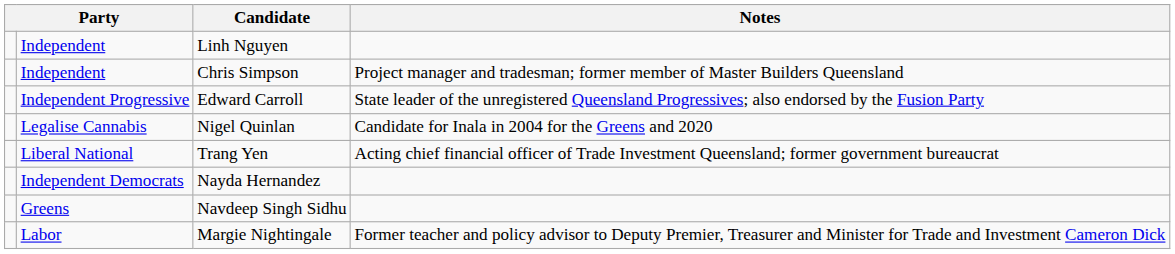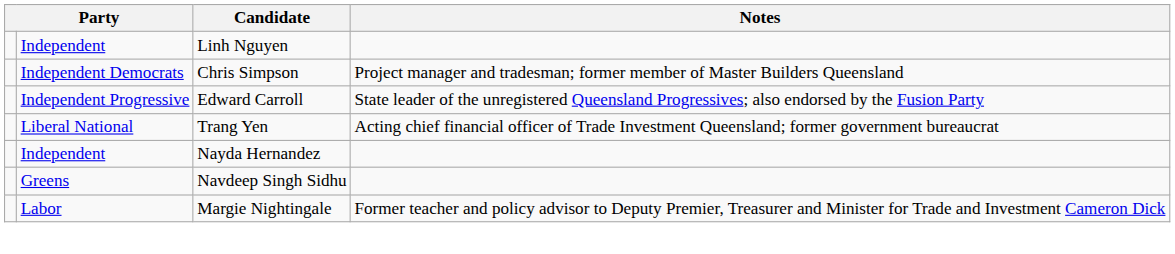(63, 72) Independent -> (102, 72) Independent Democrats
- row: (246, 126)
(102, 180) Independent Democrats -> (63, 153) Independent
